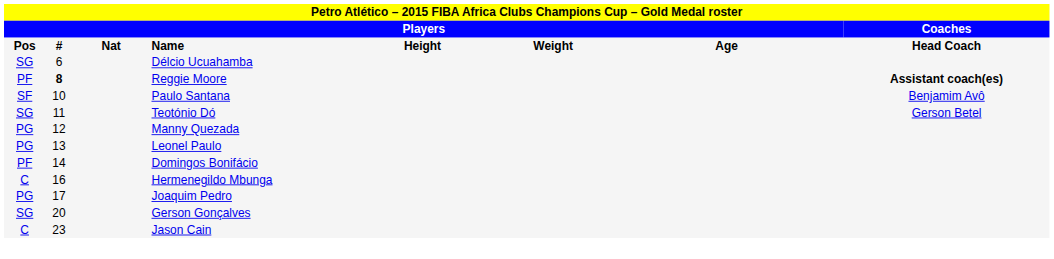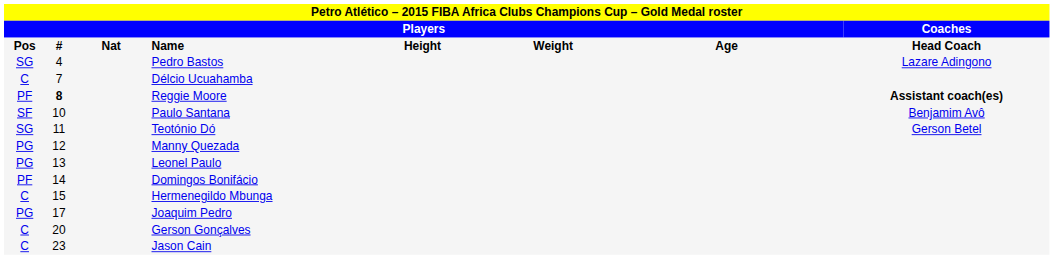+ row: (187, 63)
(25, 63) SG -> (25, 79) C
(59, 63) 6 -> (59, 79) 7
(59, 180) 16 -> (59, 196) 15
(25, 213) SG -> (25, 230) C
